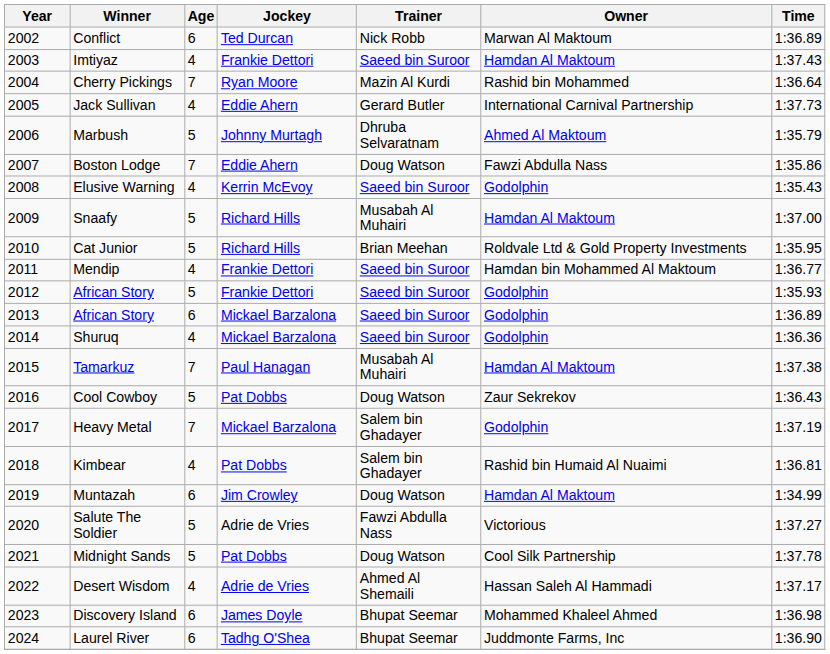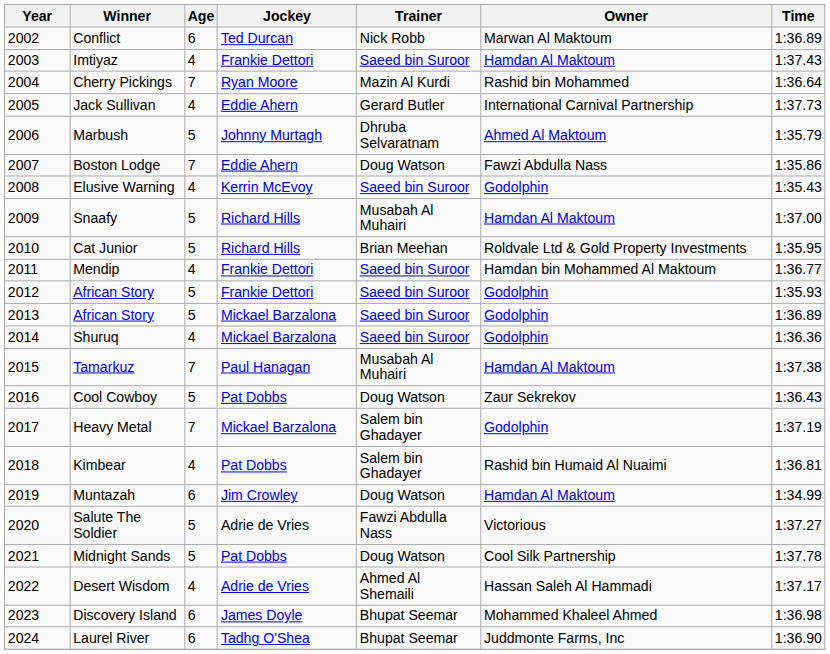(192, 315) 6 -> (192, 315) 5
